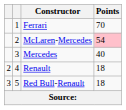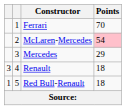(100, 54) 40 -> (100, 54) 29
(9, 68) 2 -> (9, 68) 3
(9, 83) 3 -> (9, 83) 1
